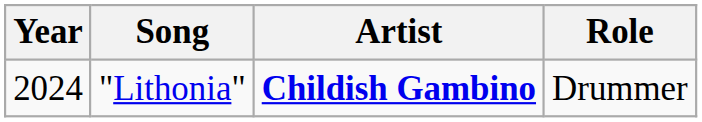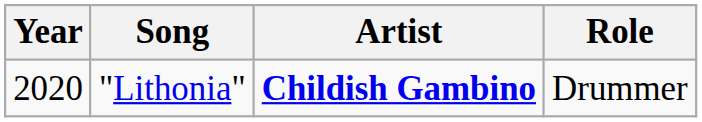(48, 87) 2024 -> (48, 87) 2020
